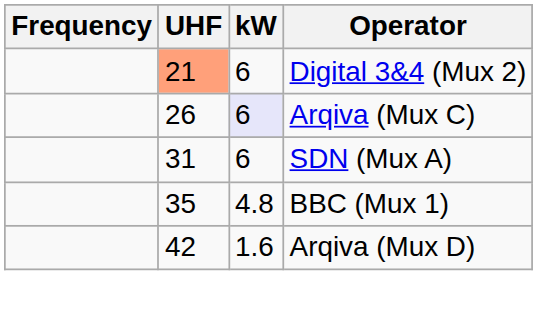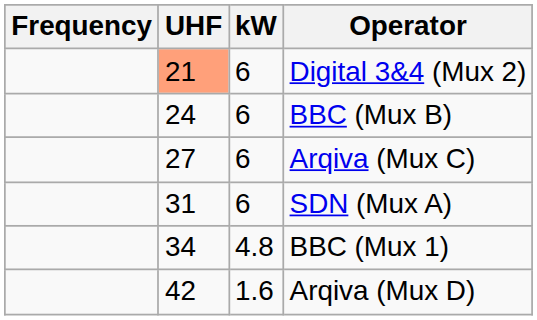+ row: (371, 114)
(180, 114) 26 -> (180, 159) 27
(243, 114) lavender background -> (243, 159) no background
(180, 203) 35 -> (180, 247) 34
